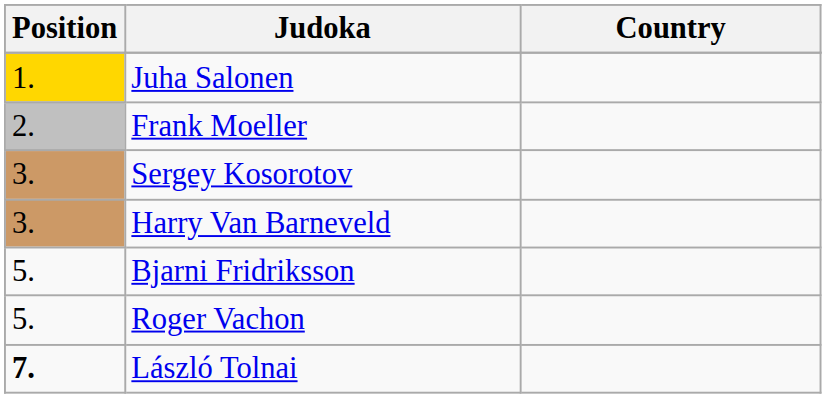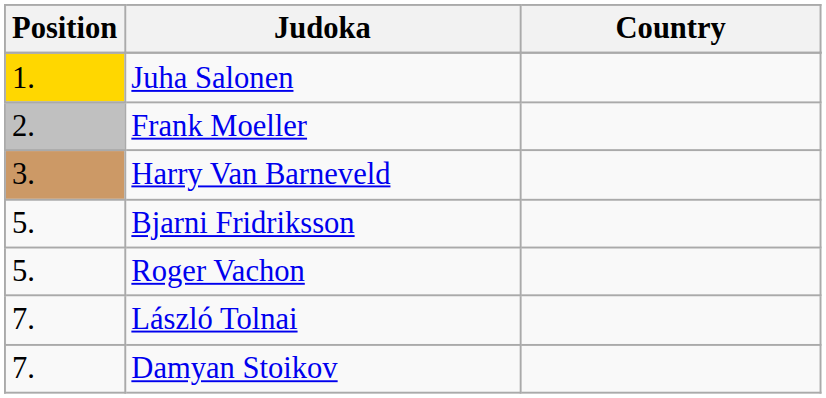- row: (242, 174)
(23, 367) bold -> (23, 319) normal
+ row: (235, 367)
